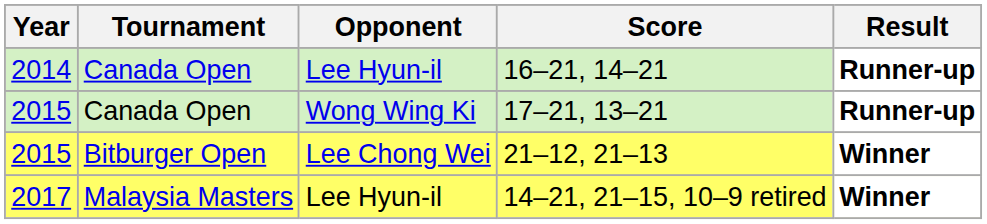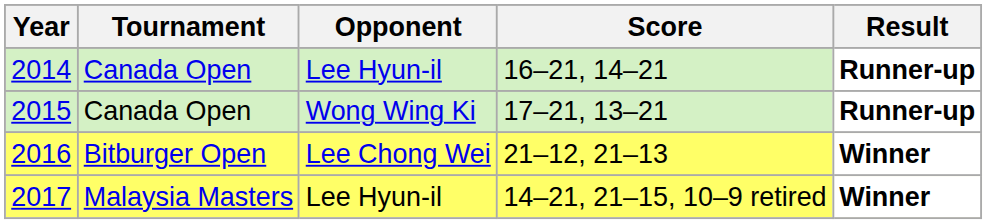(41, 154) 2015 -> (41, 154) 2016
